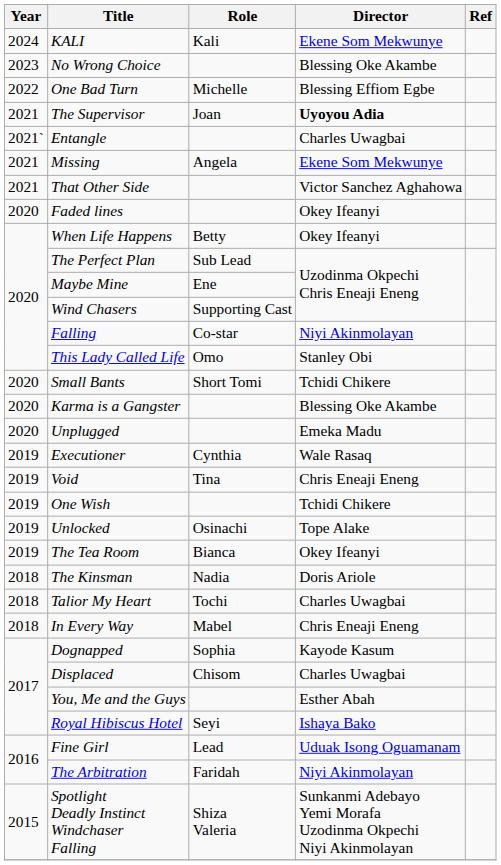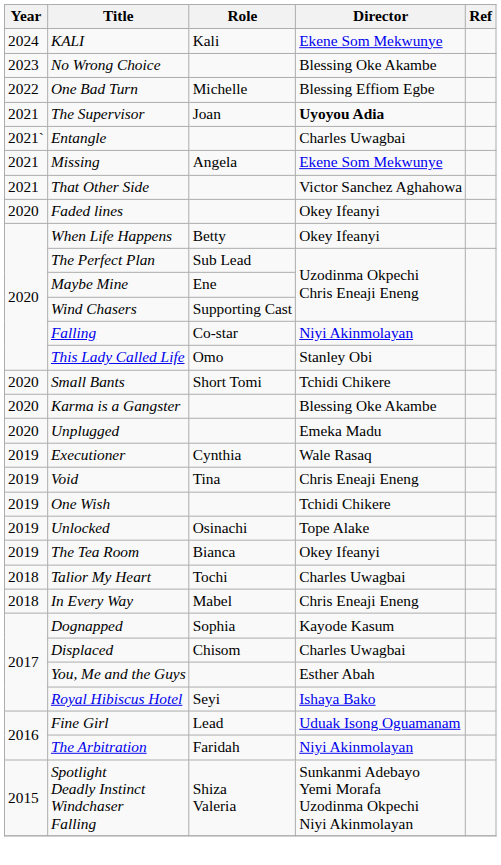- row: (92, 576)
